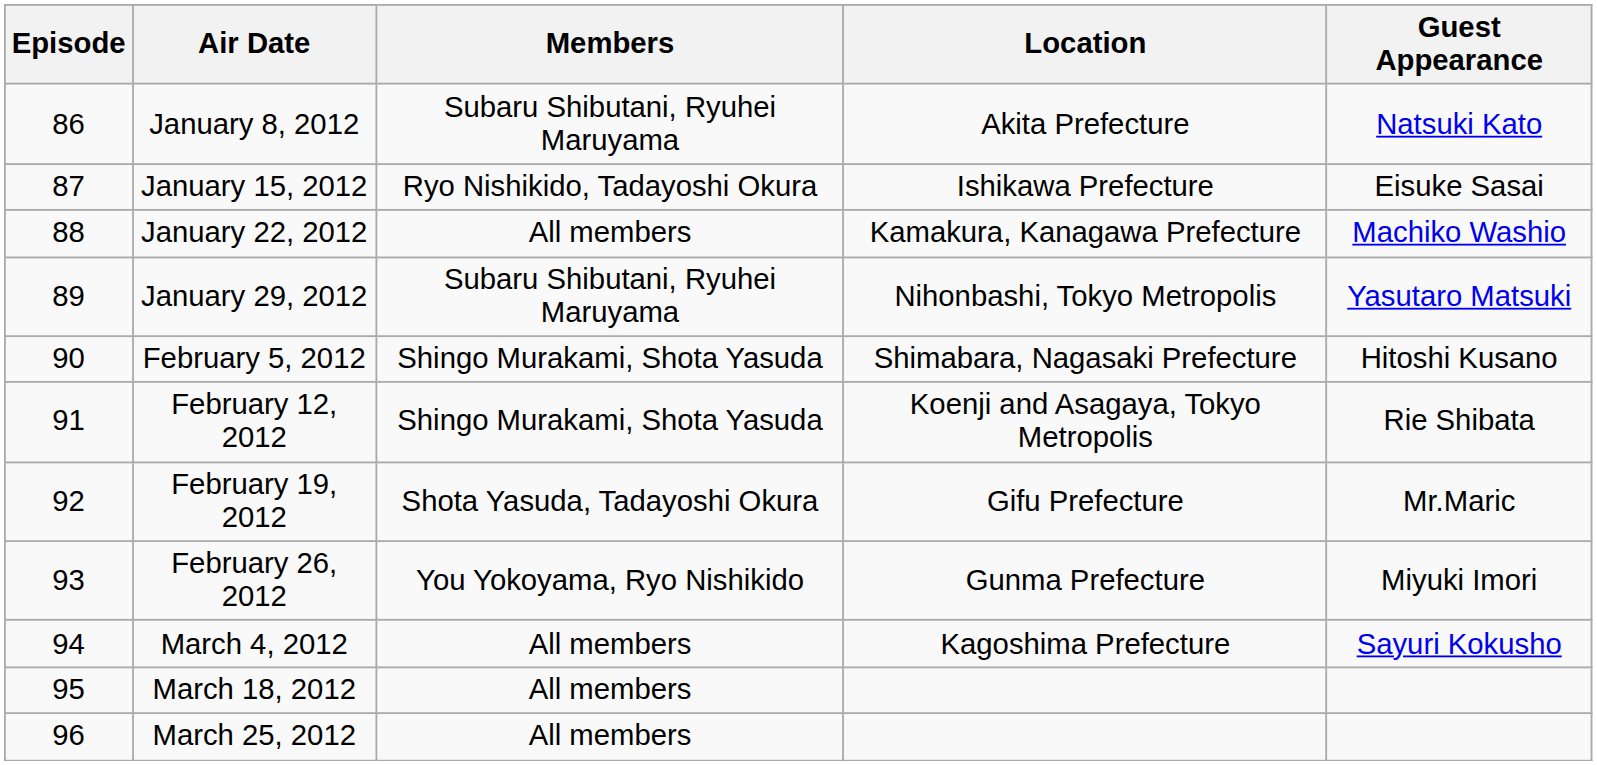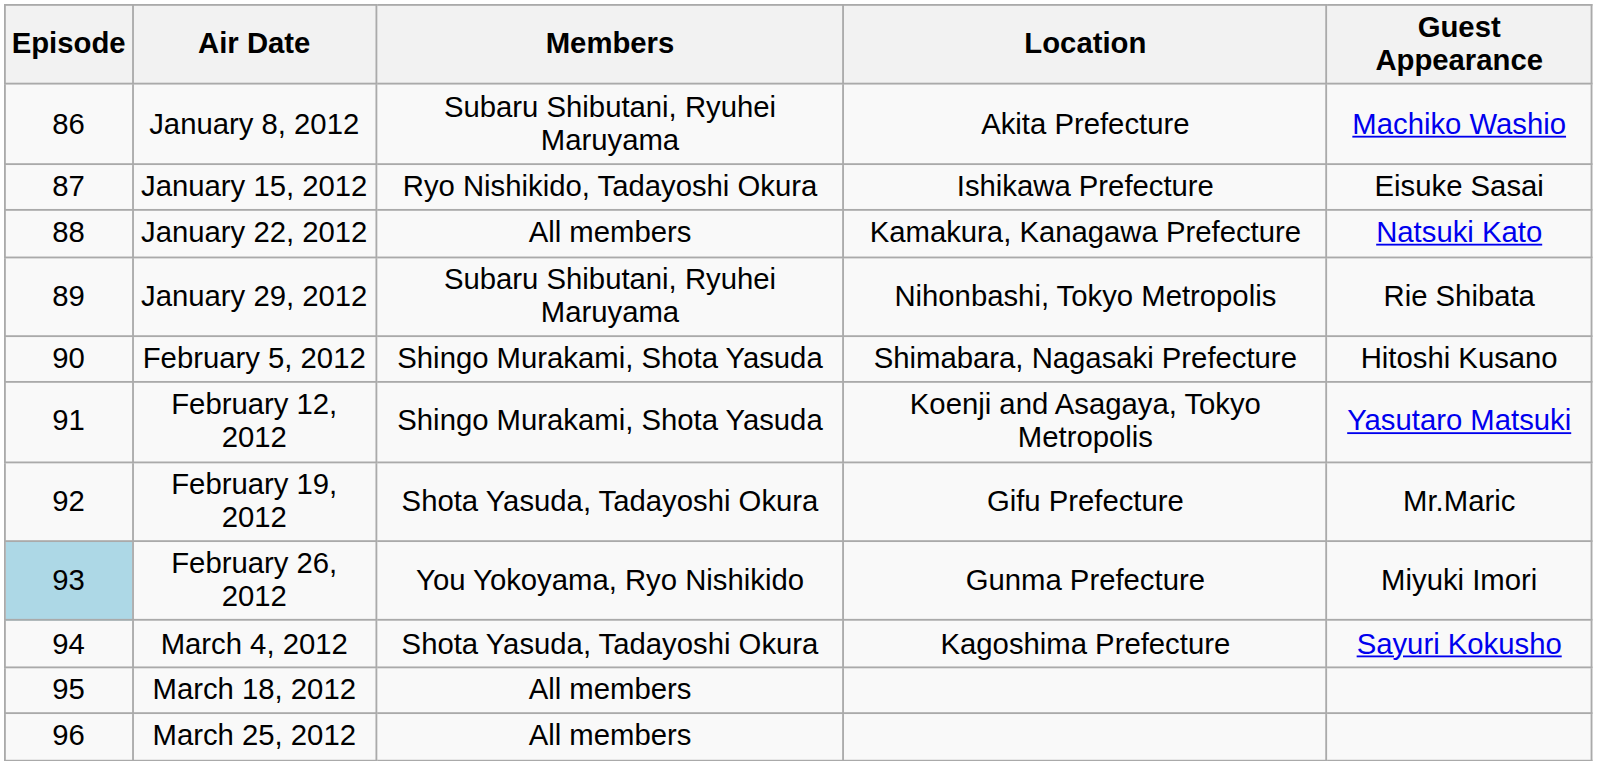(1459, 123) Natsuki Kato -> (1459, 123) Machiko Washio
(1459, 232) Machiko Washio -> (1459, 232) Natsuki Kato
(1459, 295) Yasutaro Matsuki -> (1459, 295) Rie Shibata
(1459, 421) Rie Shibata -> (1459, 421) Yasutaro Matsuki
(69, 580) no background -> (69, 580) lightblue background
(610, 643) All members -> (610, 643) Shota Yasuda, Tadayoshi Okura
